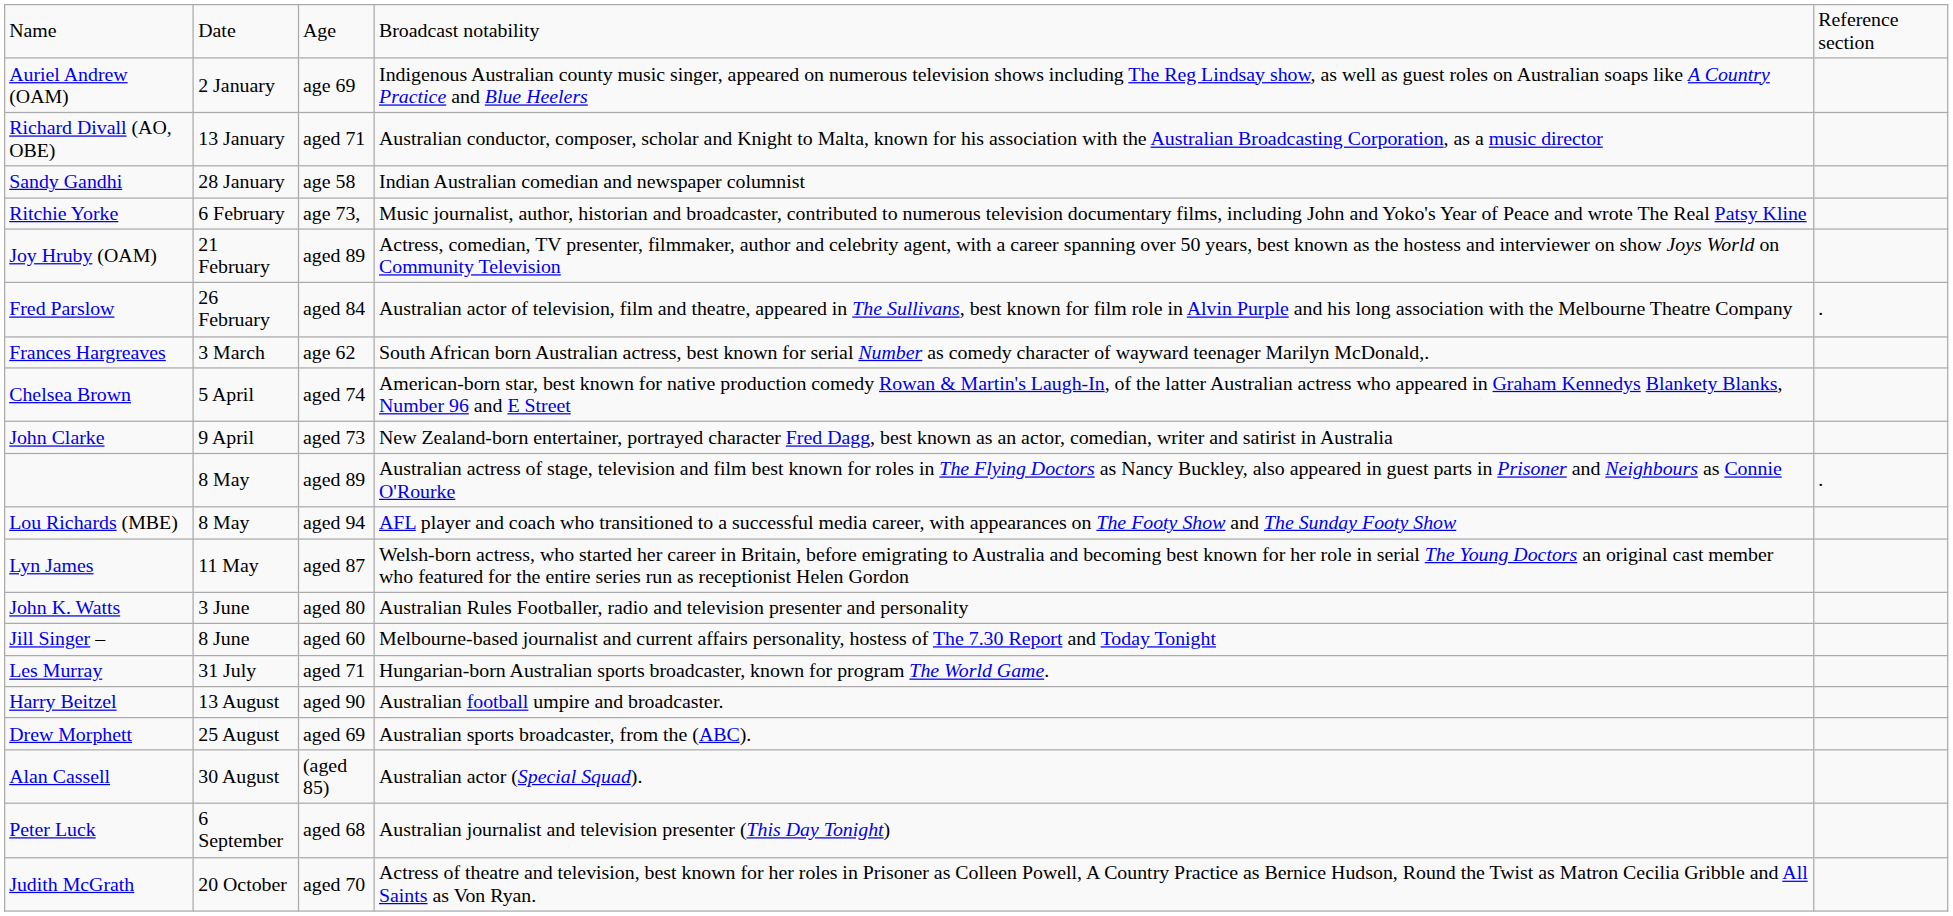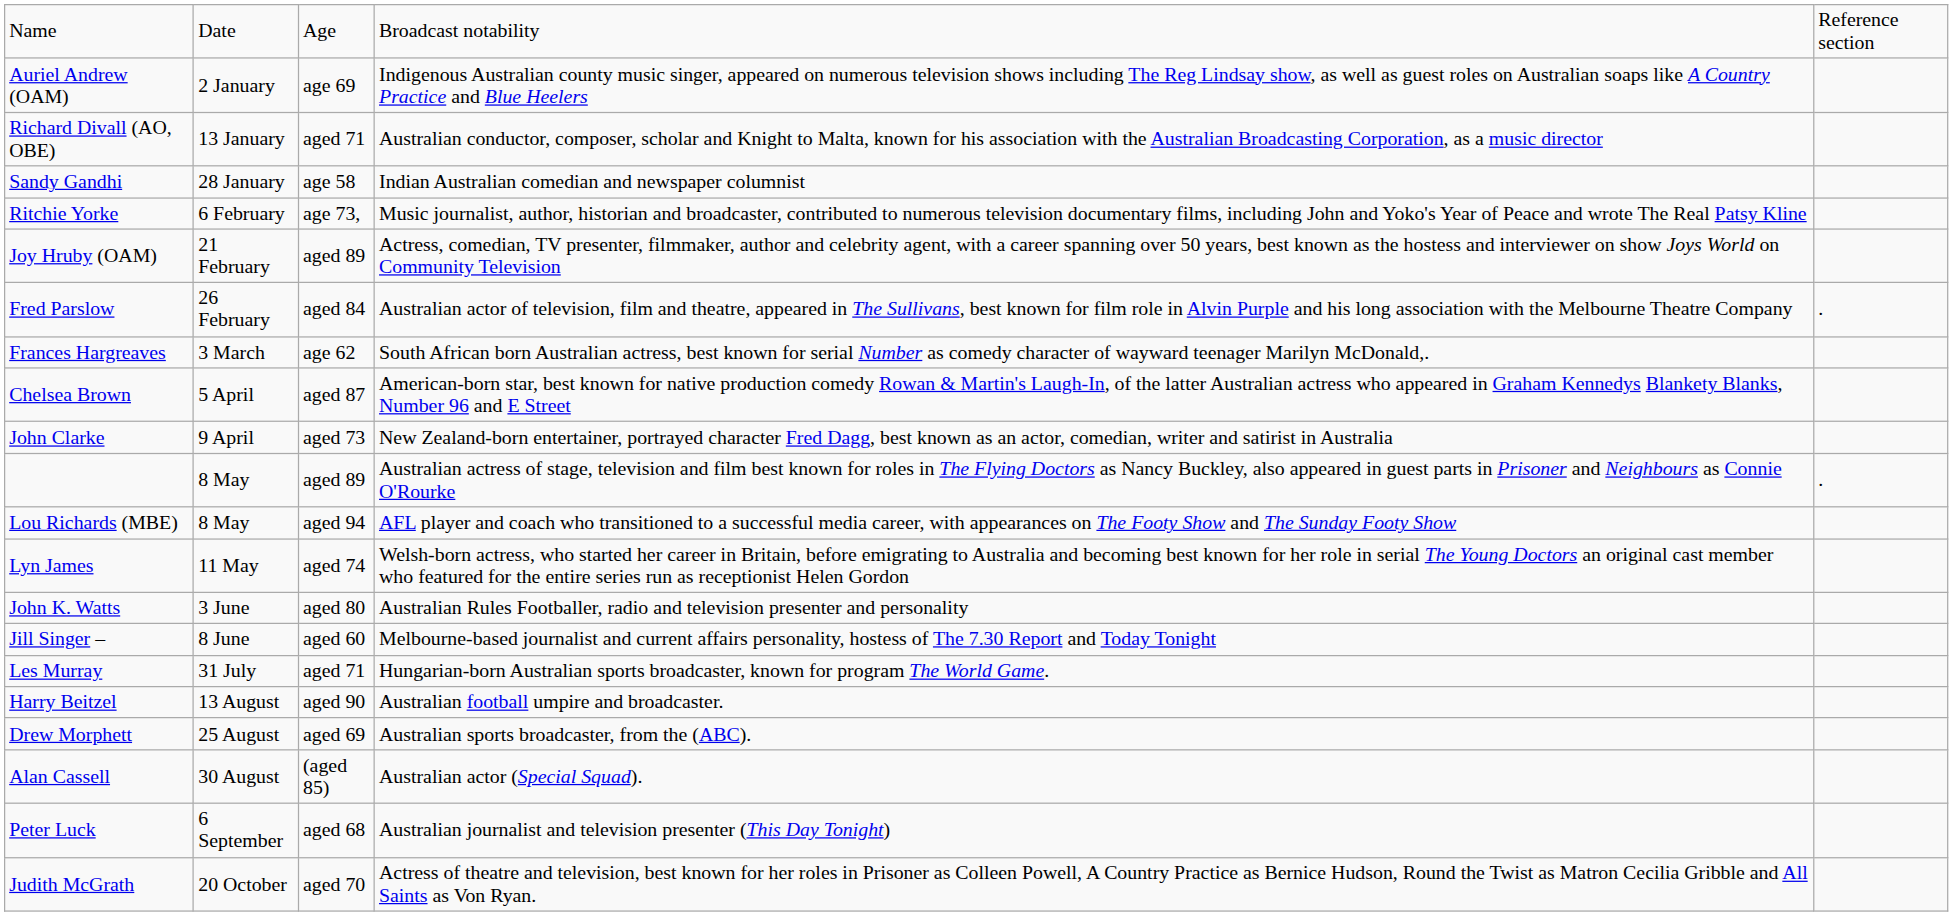(334, 394) aged 74 -> (334, 394) aged 87
(334, 565) aged 87 -> (334, 565) aged 74
